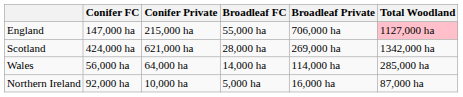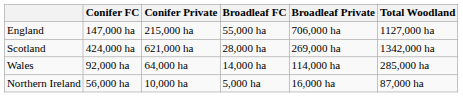(407, 30) pink background -> (407, 30) no background
(108, 65) 56,000 ha -> (108, 65) 92,000 ha
(108, 83) 92,000 ha -> (108, 83) 56,000 ha
